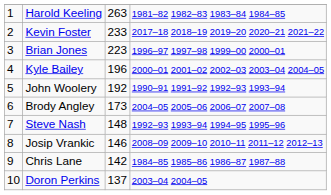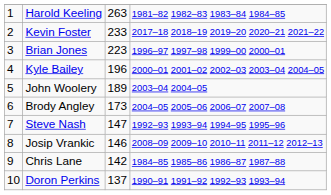(117, 87) 192 -> (117, 87) 189
(208, 88) 1990–91 1991–92 1992–93 1993–94 -> (170, 88) 2003–04 2004–05
(117, 124) 148 -> (117, 124) 147
(170, 180) 2003–04 2004–05 -> (208, 180) 1990–91 1991–92 1992–93 1993–94
